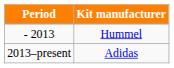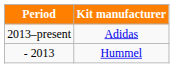rows swapped: (39, 34) <-> (39, 53)
